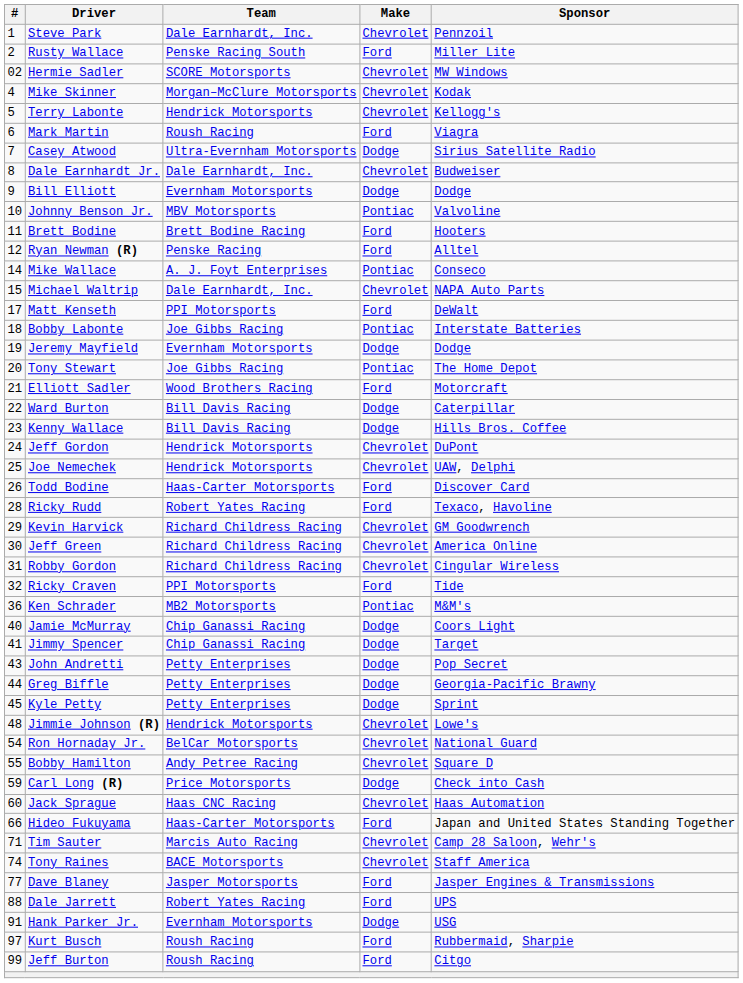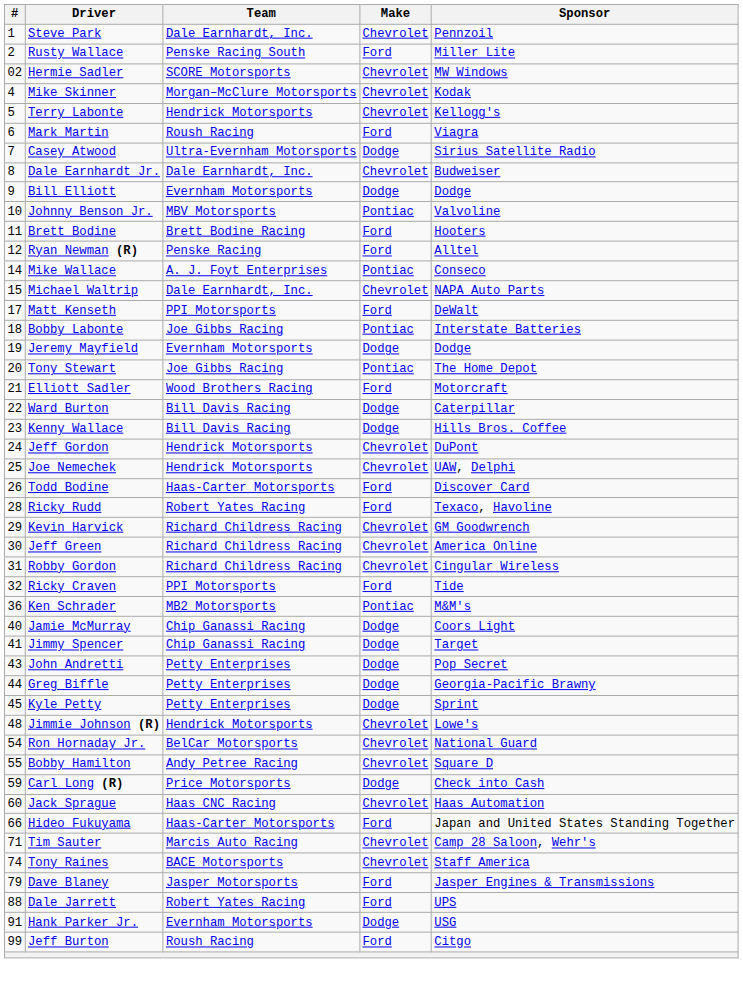(15, 883) 77 -> (15, 883) 79
- row: (65, 942)
